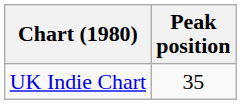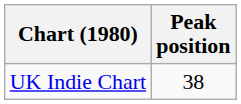(193, 81) 35 -> (193, 81) 38
